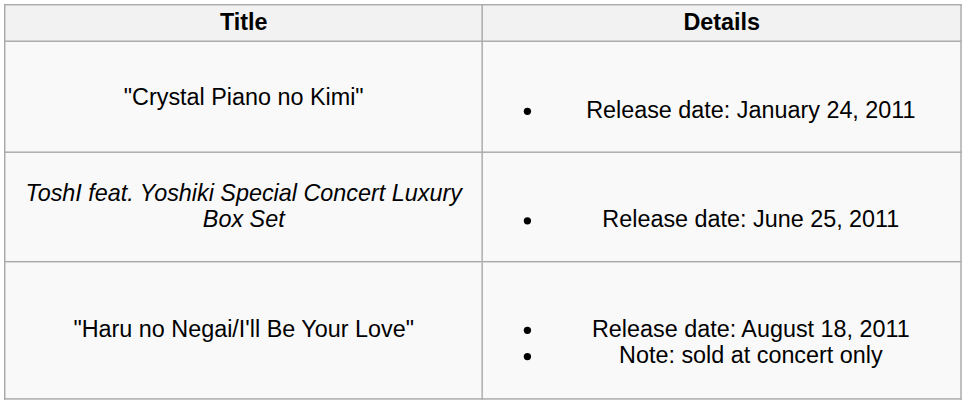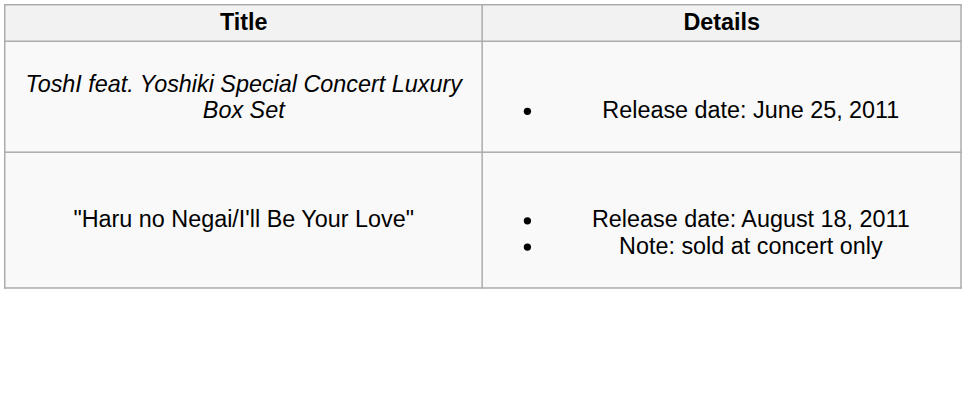- row: (244, 96)
